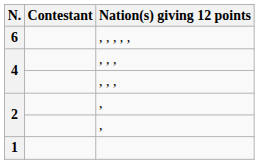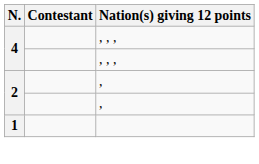- row: (14, 37)
